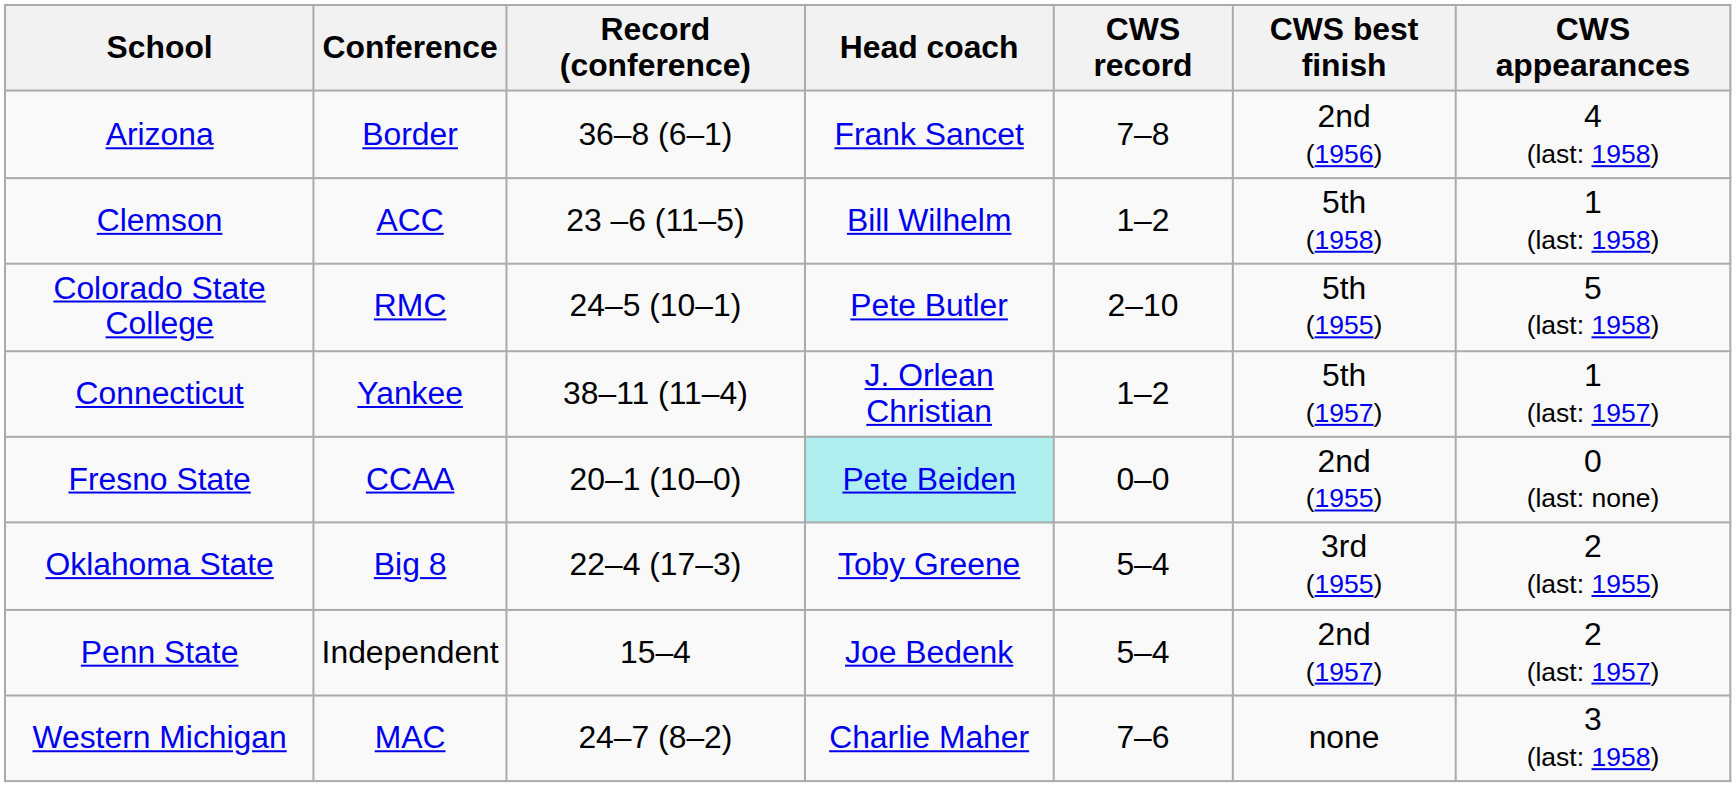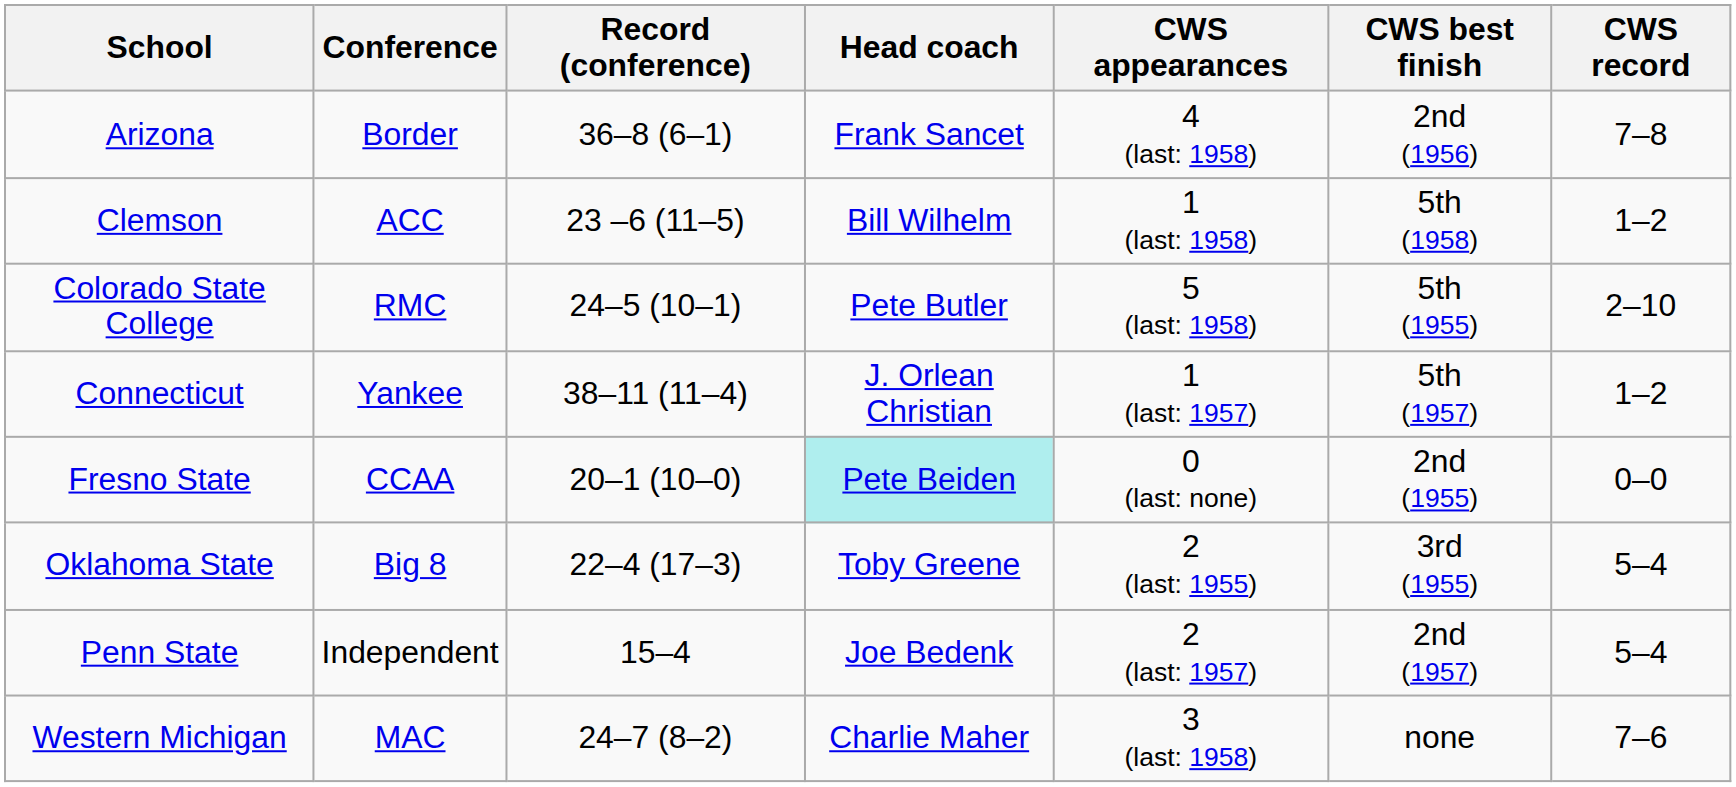columns swapped: (1593, 47) <-> (1143, 47)
